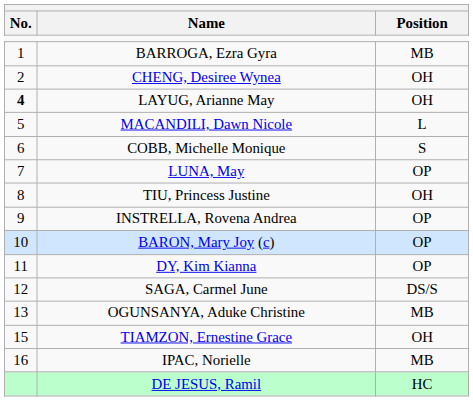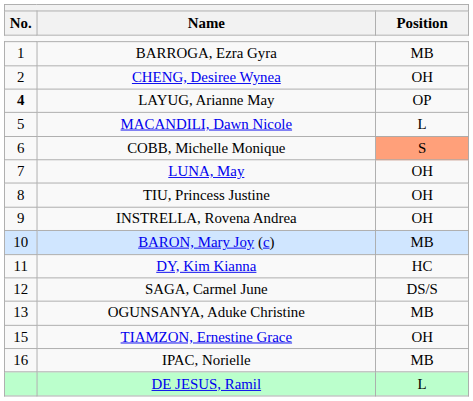(422, 100) OH -> (422, 100) OP
(422, 148) no background -> (422, 148) lightsalmon background
(422, 171) OP -> (422, 171) OH
(422, 218) OP -> (422, 218) OH
(422, 242) OP -> (422, 242) MB
(422, 266) OP -> (422, 266) HC
(422, 383) HC -> (422, 383) L
